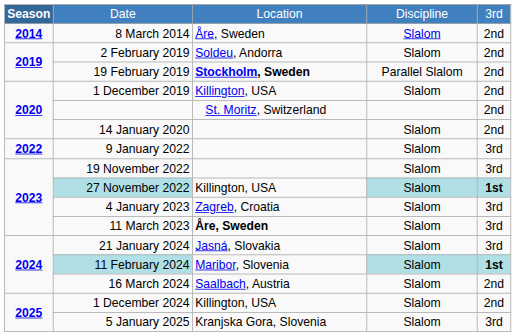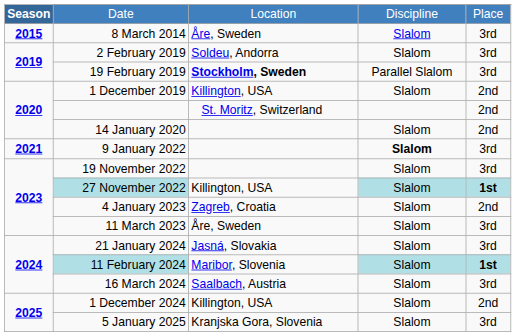(494, 14) 3rd -> (488, 14) Place
(29, 33) 2014 -> (29, 33) 2015
(494, 33) 2nd -> (488, 33) 3rd
(494, 53) 2nd -> (488, 53) 3rd
(494, 72) 2nd -> (488, 72) 3rd
(29, 149) 2022 -> (29, 149) 2021
(422, 149) normal -> (412, 149) bold
(494, 207) 3rd -> (488, 207) 2nd
(232, 226) bold -> (226, 226) normal
(494, 284) 2nd -> (488, 284) 3rd
